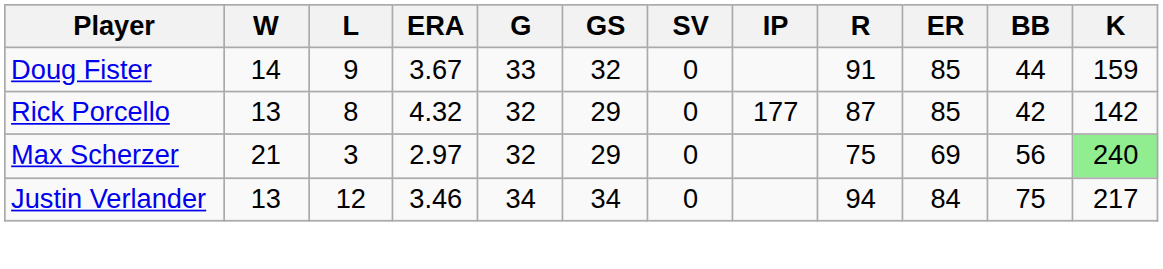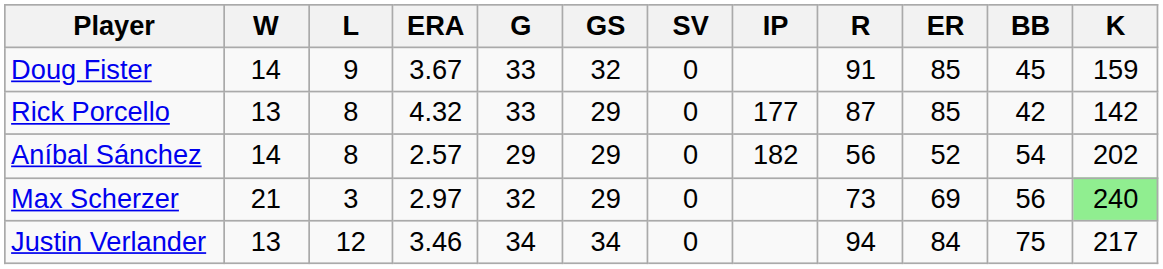(1031, 69) 44 -> (1031, 69) 45
(521, 112) 32 -> (521, 112) 33
+ row: (106, 155)
(861, 155) 75 -> (861, 198) 73
